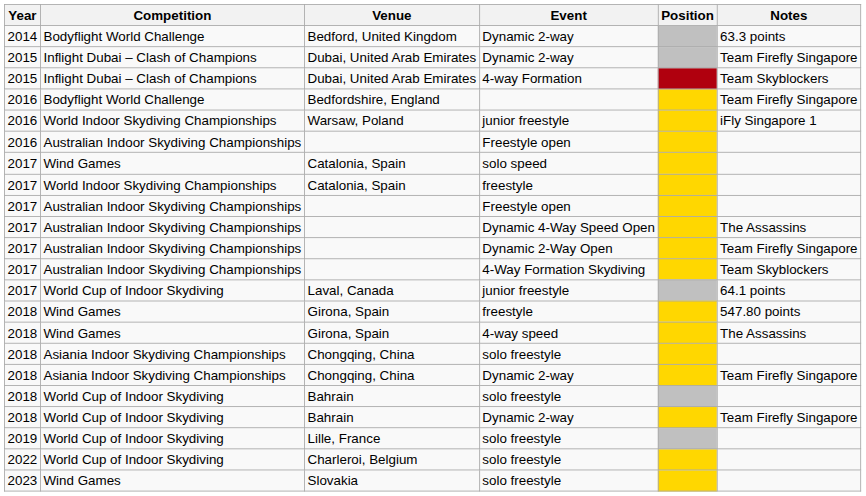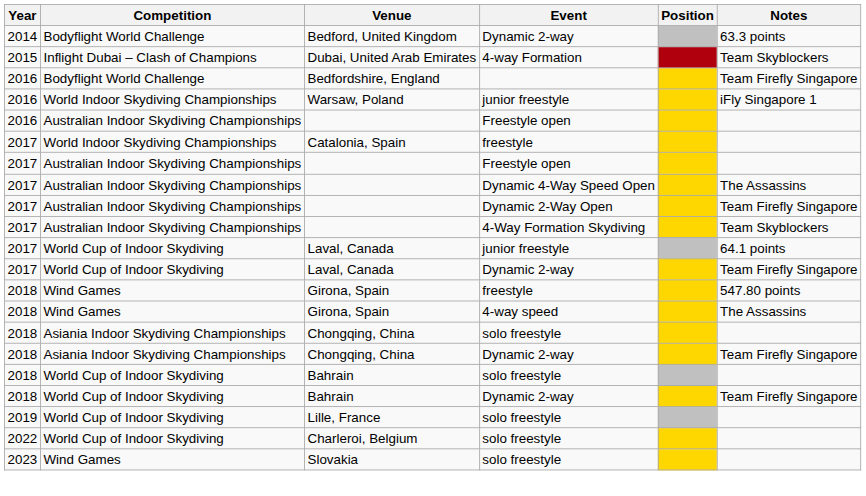- row: (392, 58)
- row: (357, 163)
+ row: (351, 269)
